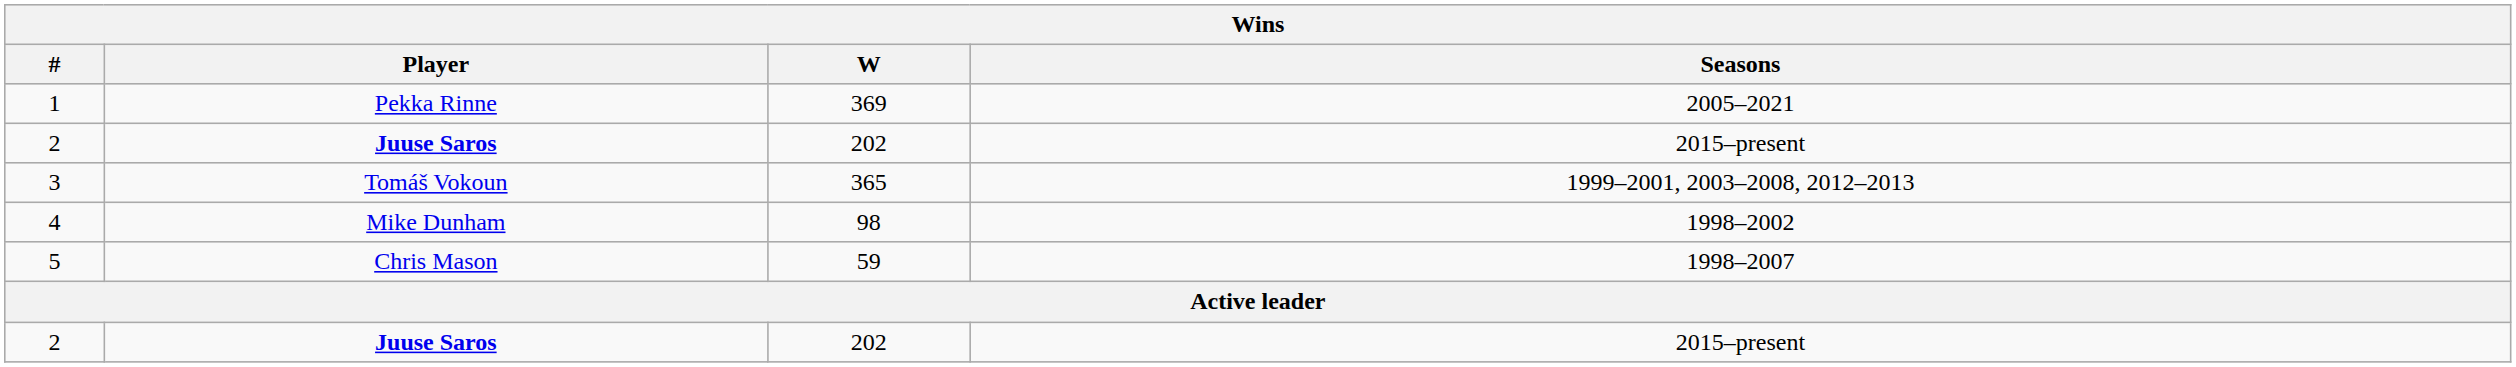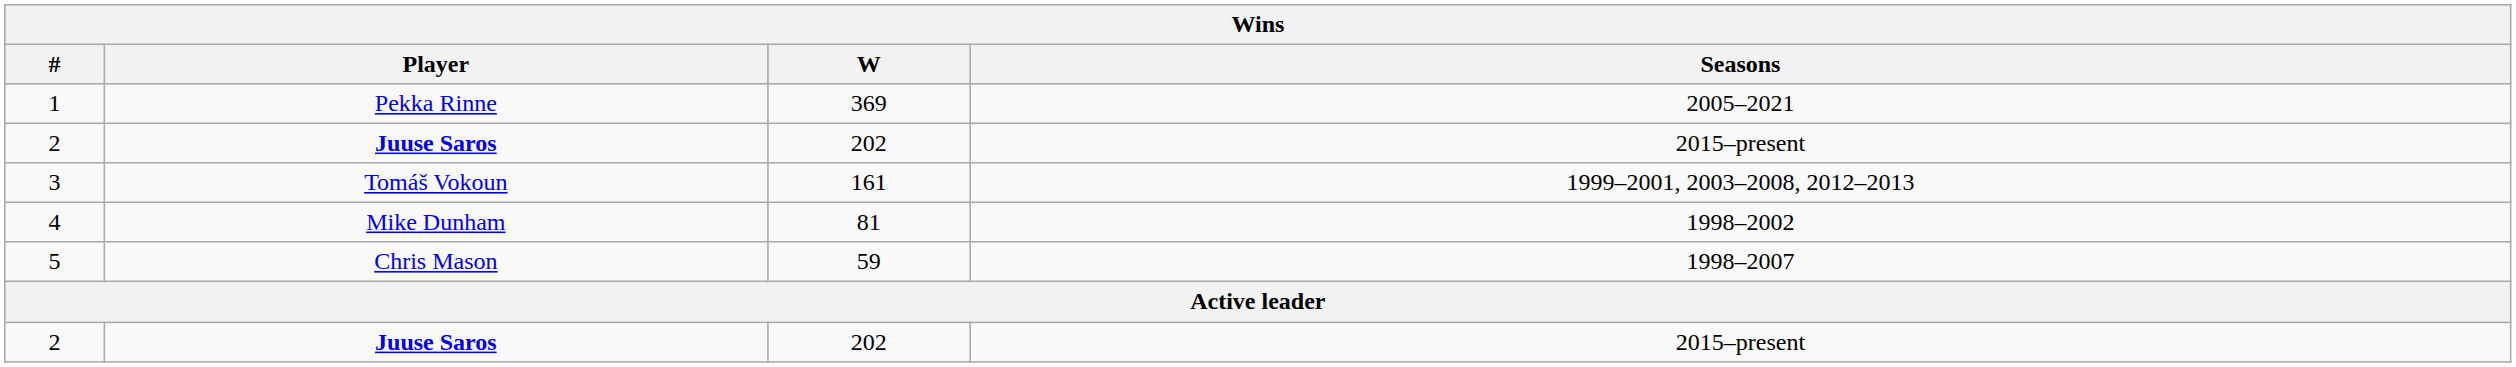(869, 182) 365 -> (869, 182) 161
(869, 222) 98 -> (869, 222) 81
